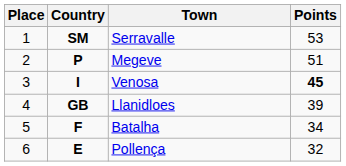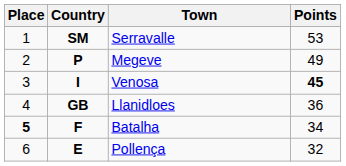(315, 60) 51 -> (315, 60) 49
(315, 104) 39 -> (315, 104) 36
(26, 127) normal -> (26, 127) bold
